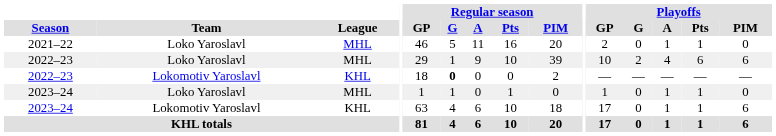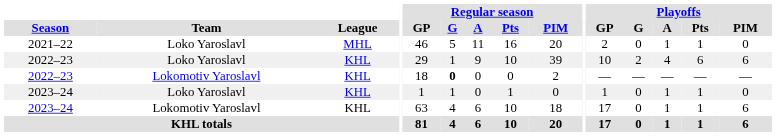(358, 60) MHL -> (358, 60) KHL
(358, 92) MHL -> (358, 92) KHL
